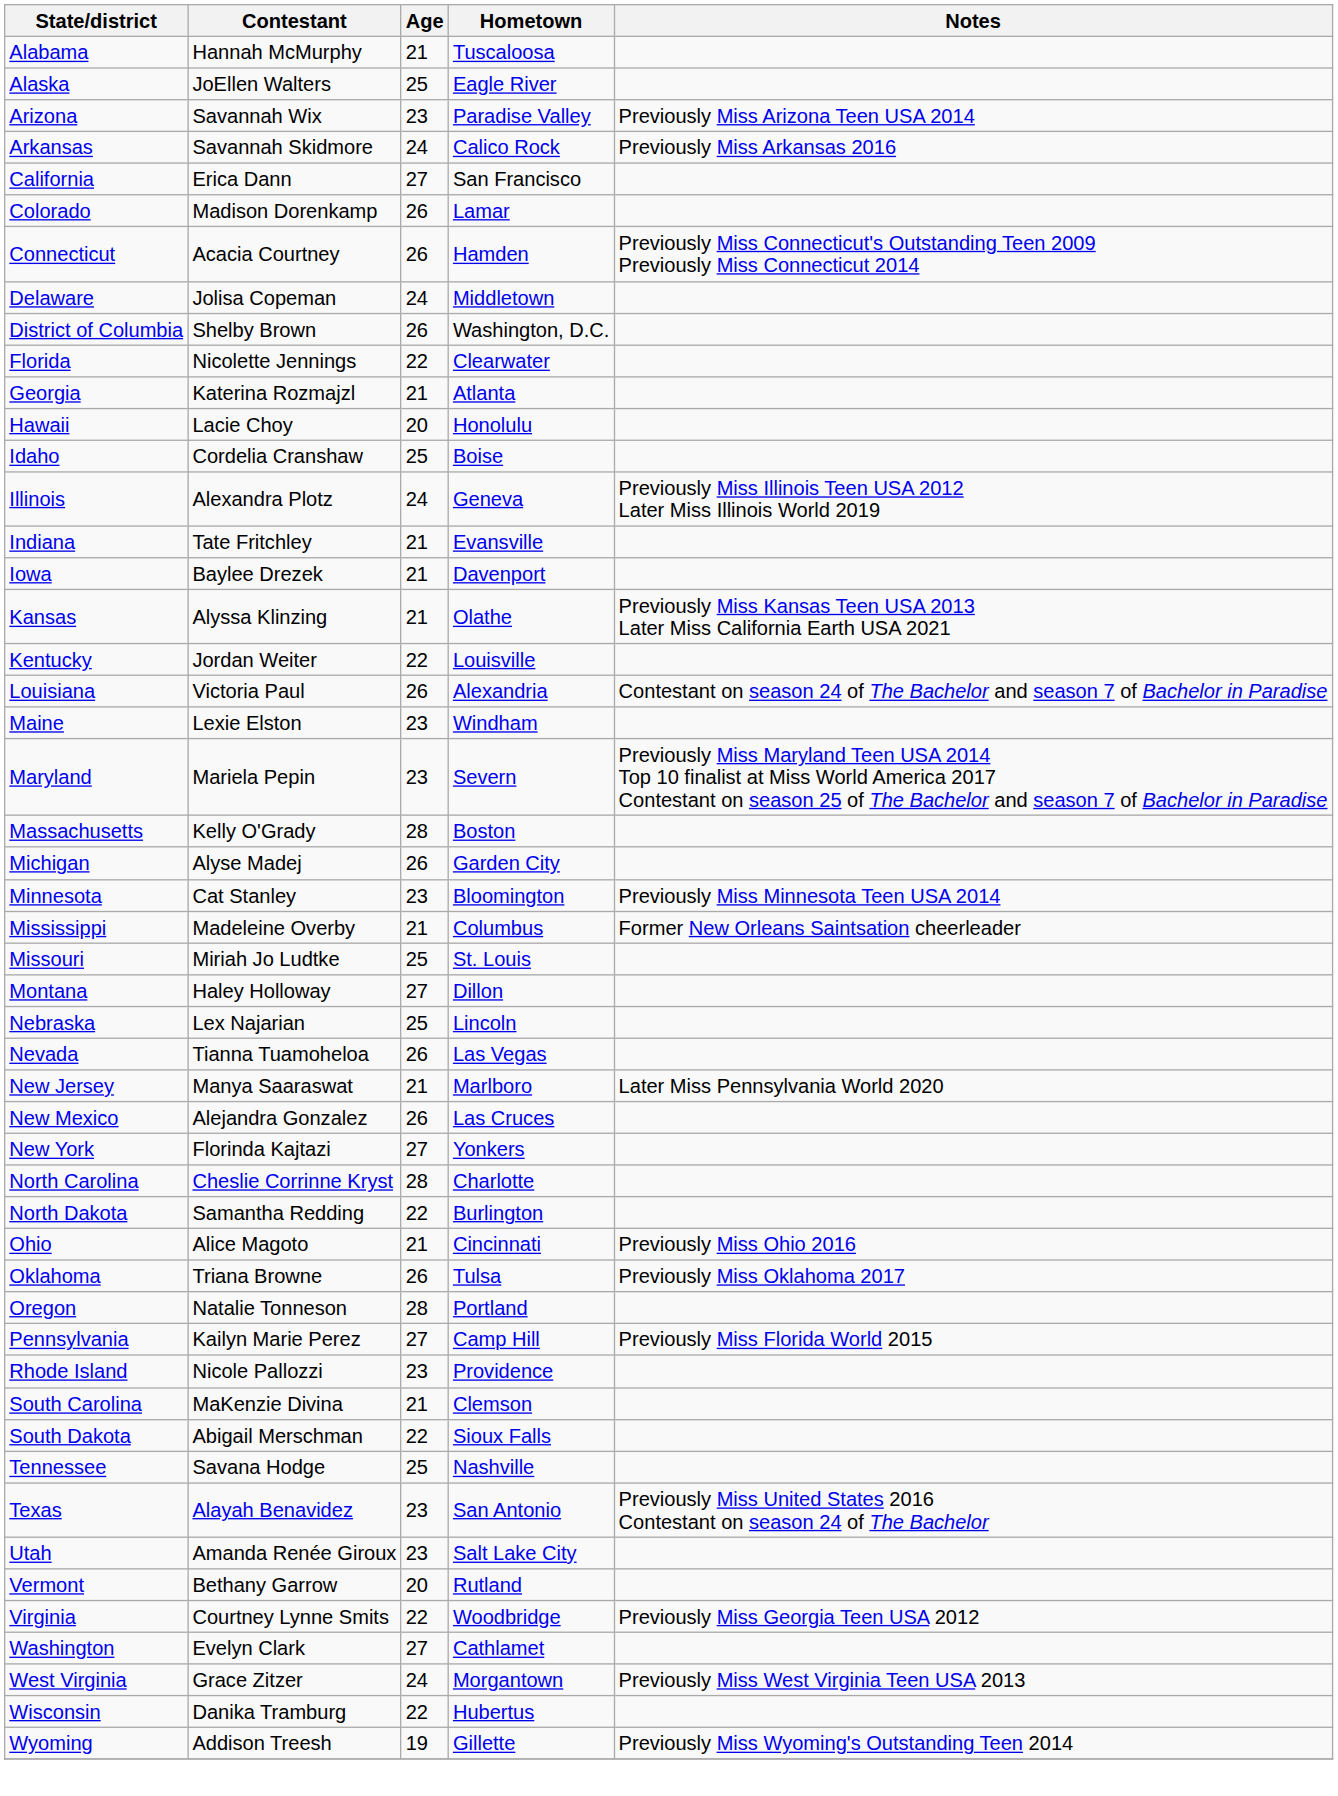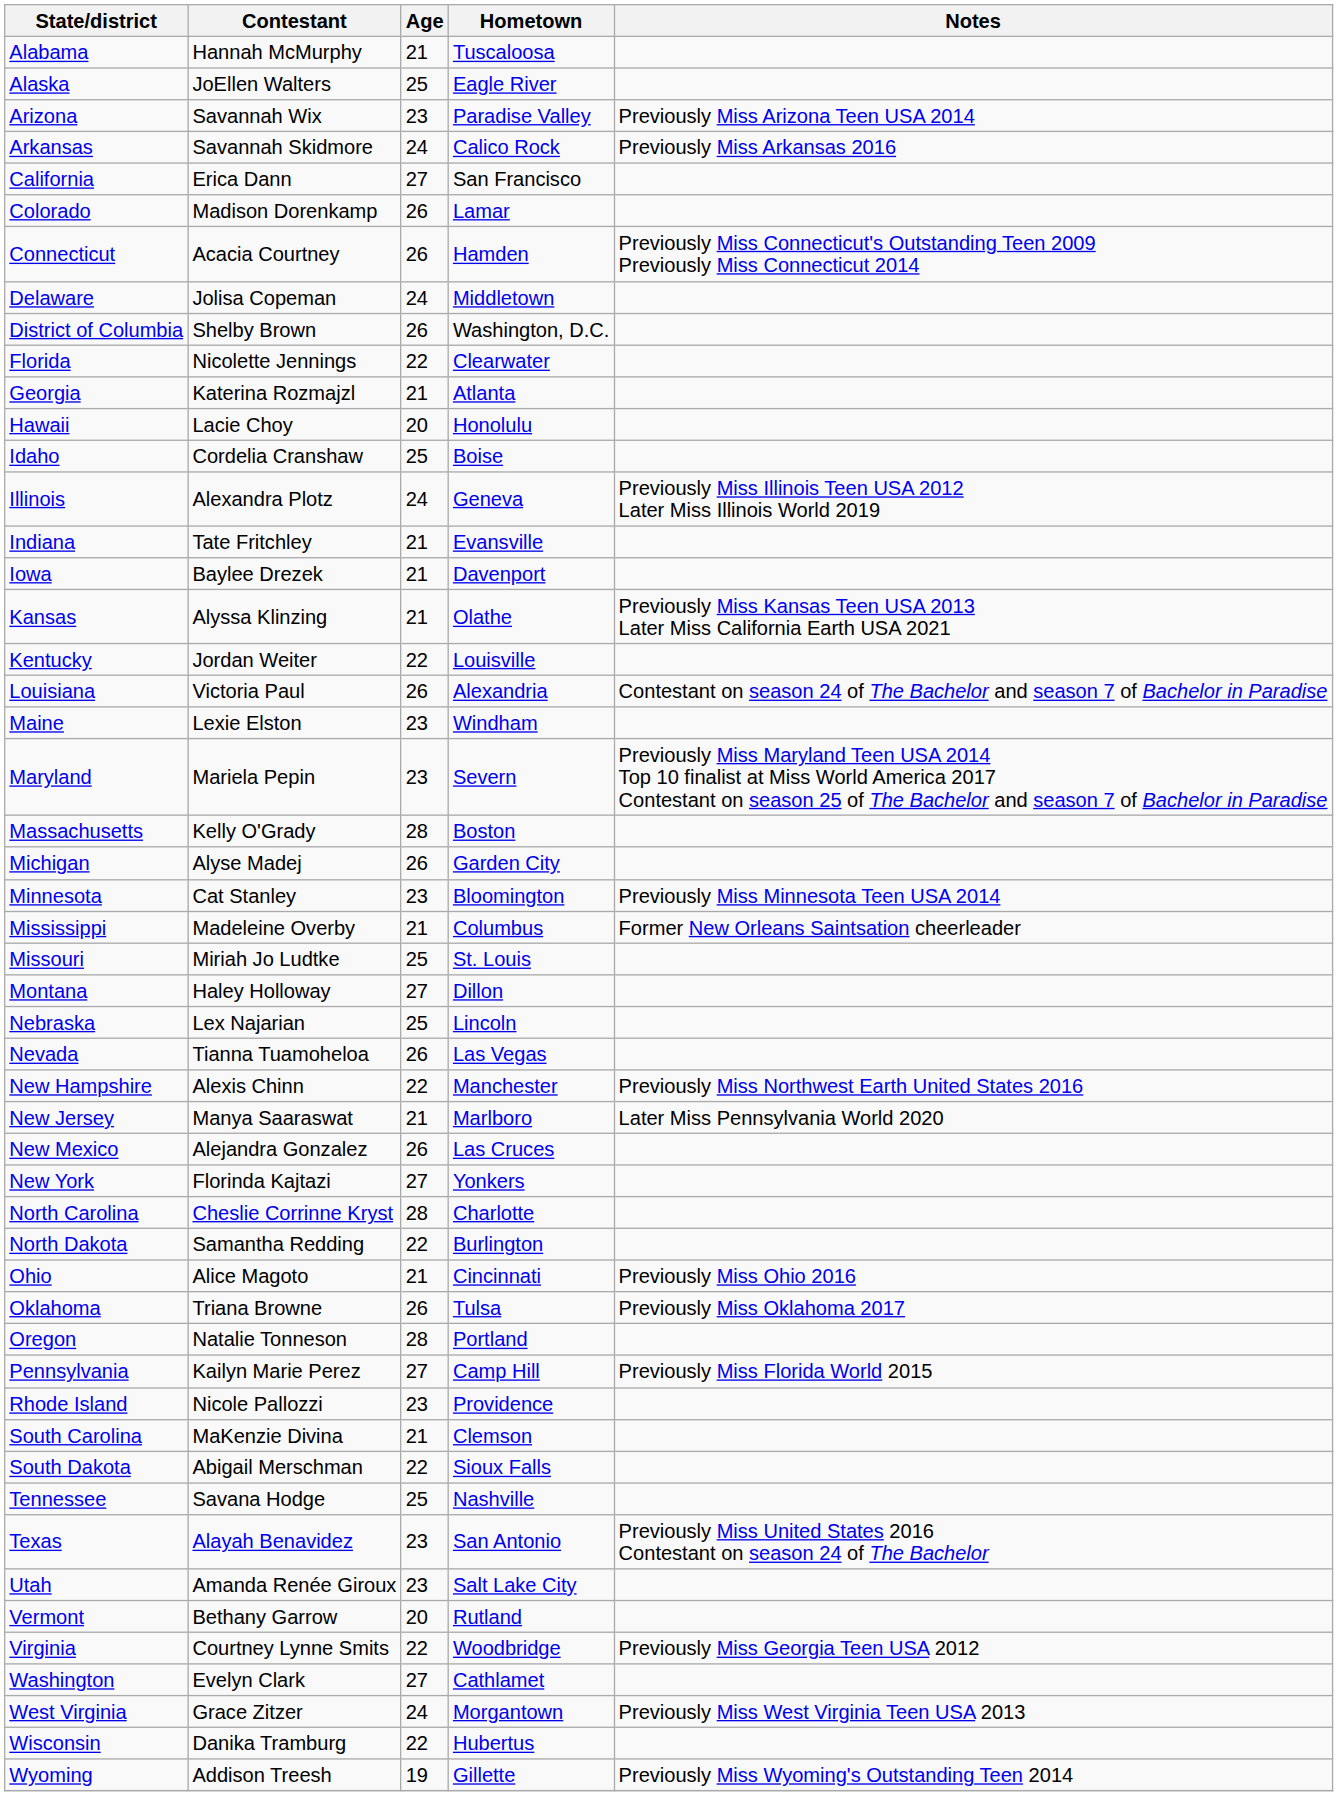+ row: (81, 1086)
